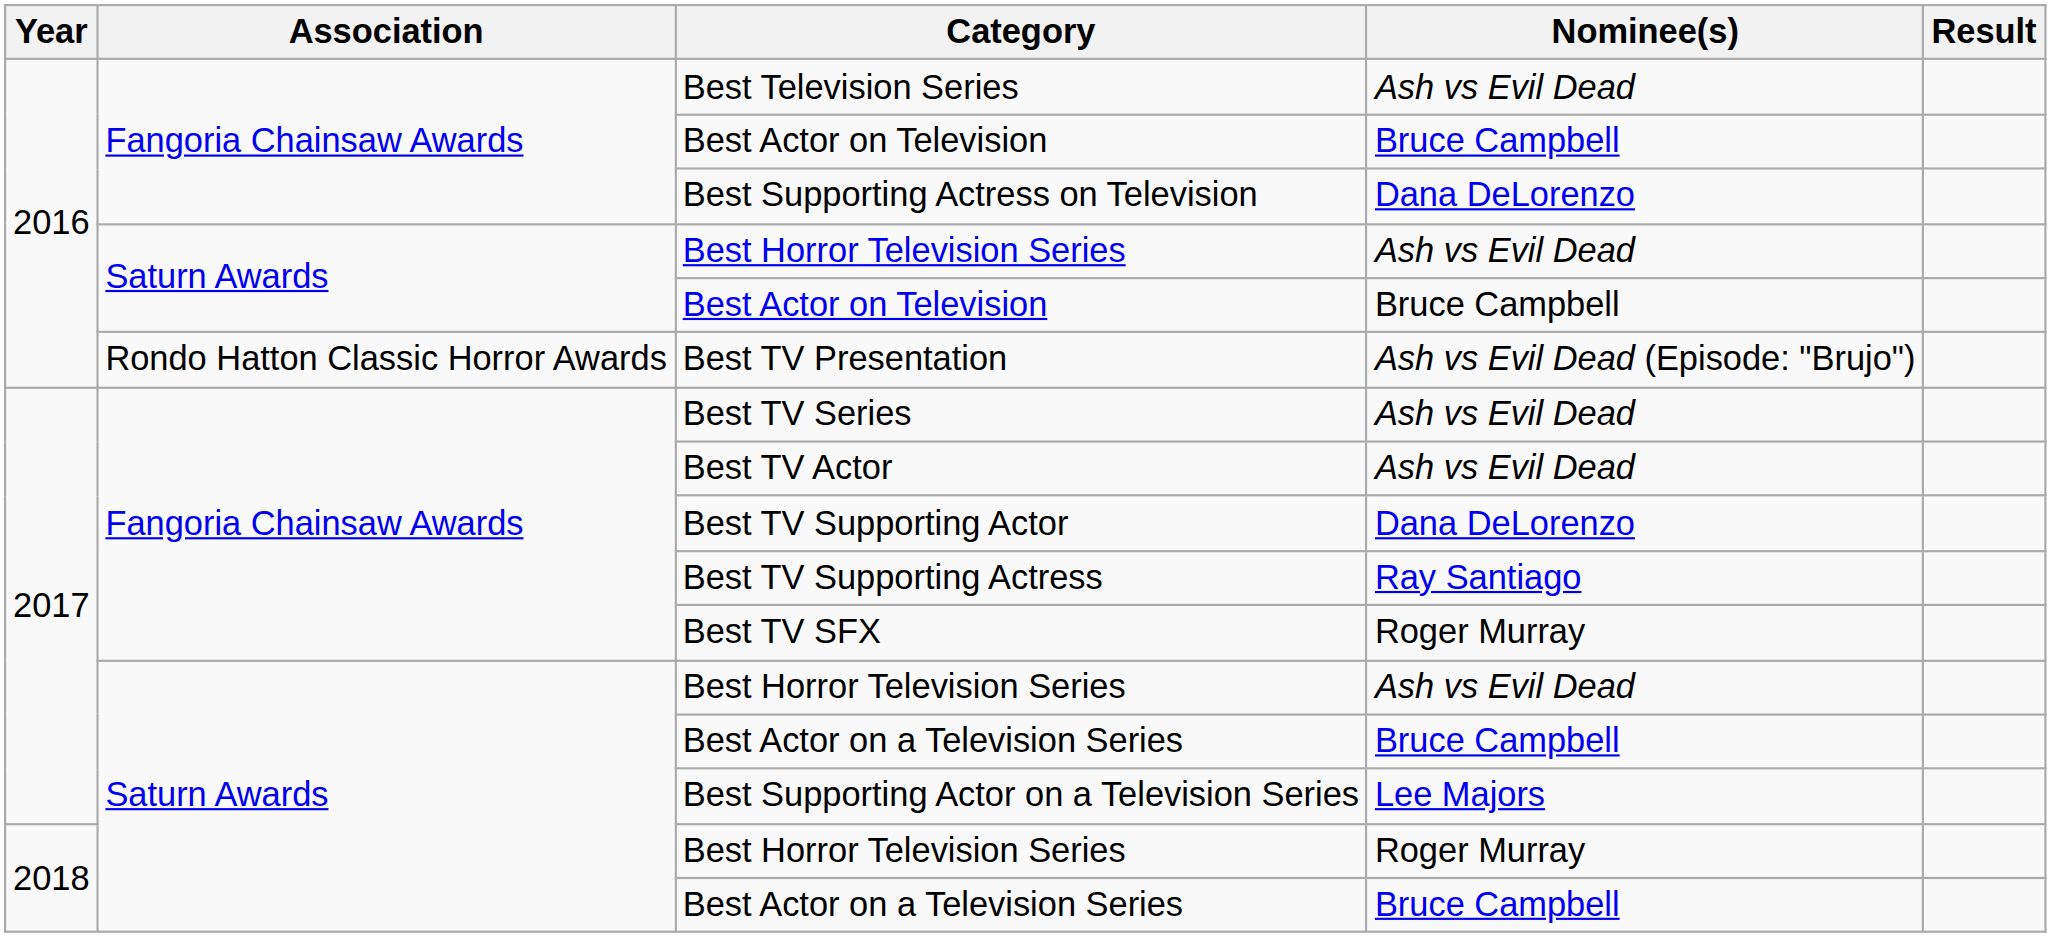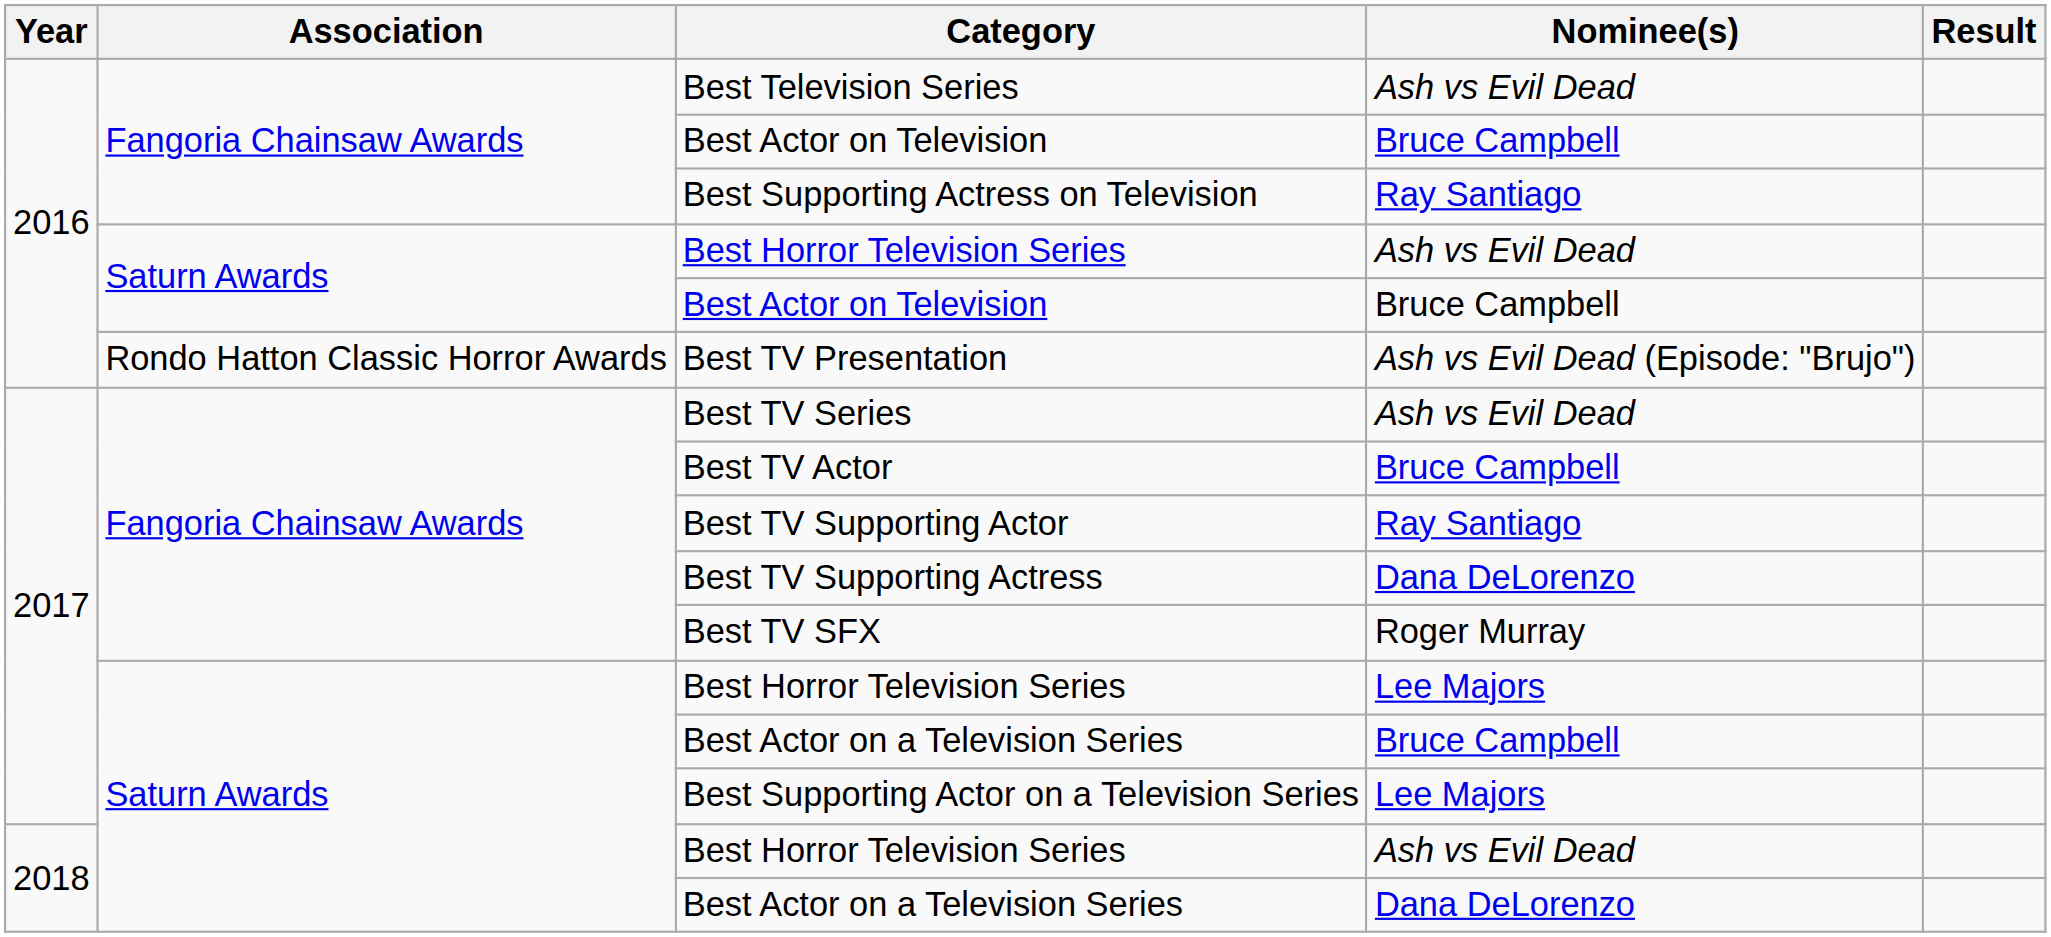(1505, 195) Dana DeLorenzo -> (1478, 195) Ray Santiago
(1505, 468) Ash vs Evil Dead -> (1497, 468) Bruce Campbell
(1505, 522) Dana DeLorenzo -> (1478, 522) Ray Santiago
(1478, 577) Ray Santiago -> (1505, 577) Dana DeLorenzo
(1505, 686) Ash vs Evil Dead -> (1460, 686) Lee Majors
(1480, 850) Roger Murray -> (1505, 850) Ash vs Evil Dead
(1497, 904) Bruce Campbell -> (1505, 904) Dana DeLorenzo
